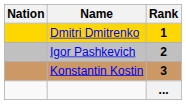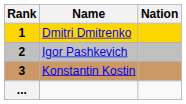columns swapped: (164, 14) <-> (26, 14)
